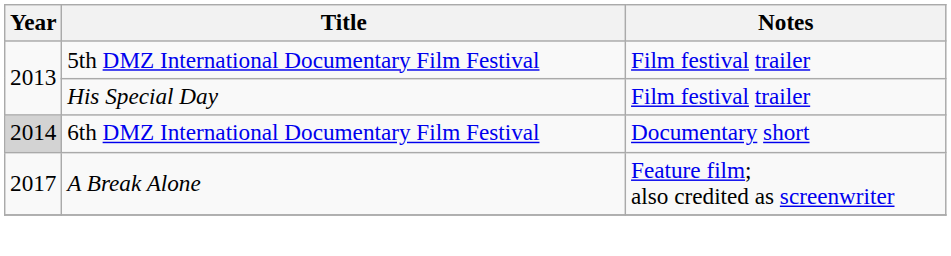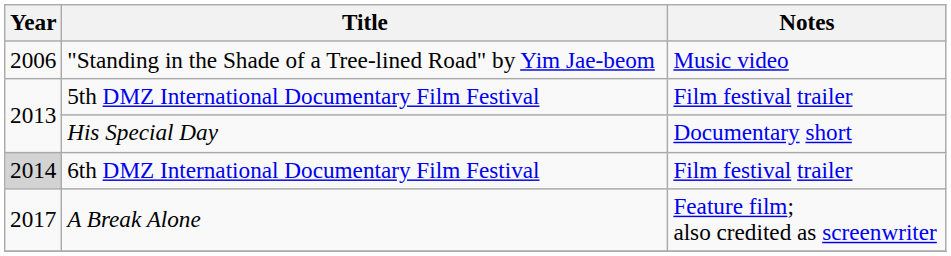+ row: (361, 59)
(721, 96) Film festival trailer -> (763, 133) Documentary short
(720, 133) Documentary short -> (763, 170) Film festival trailer
